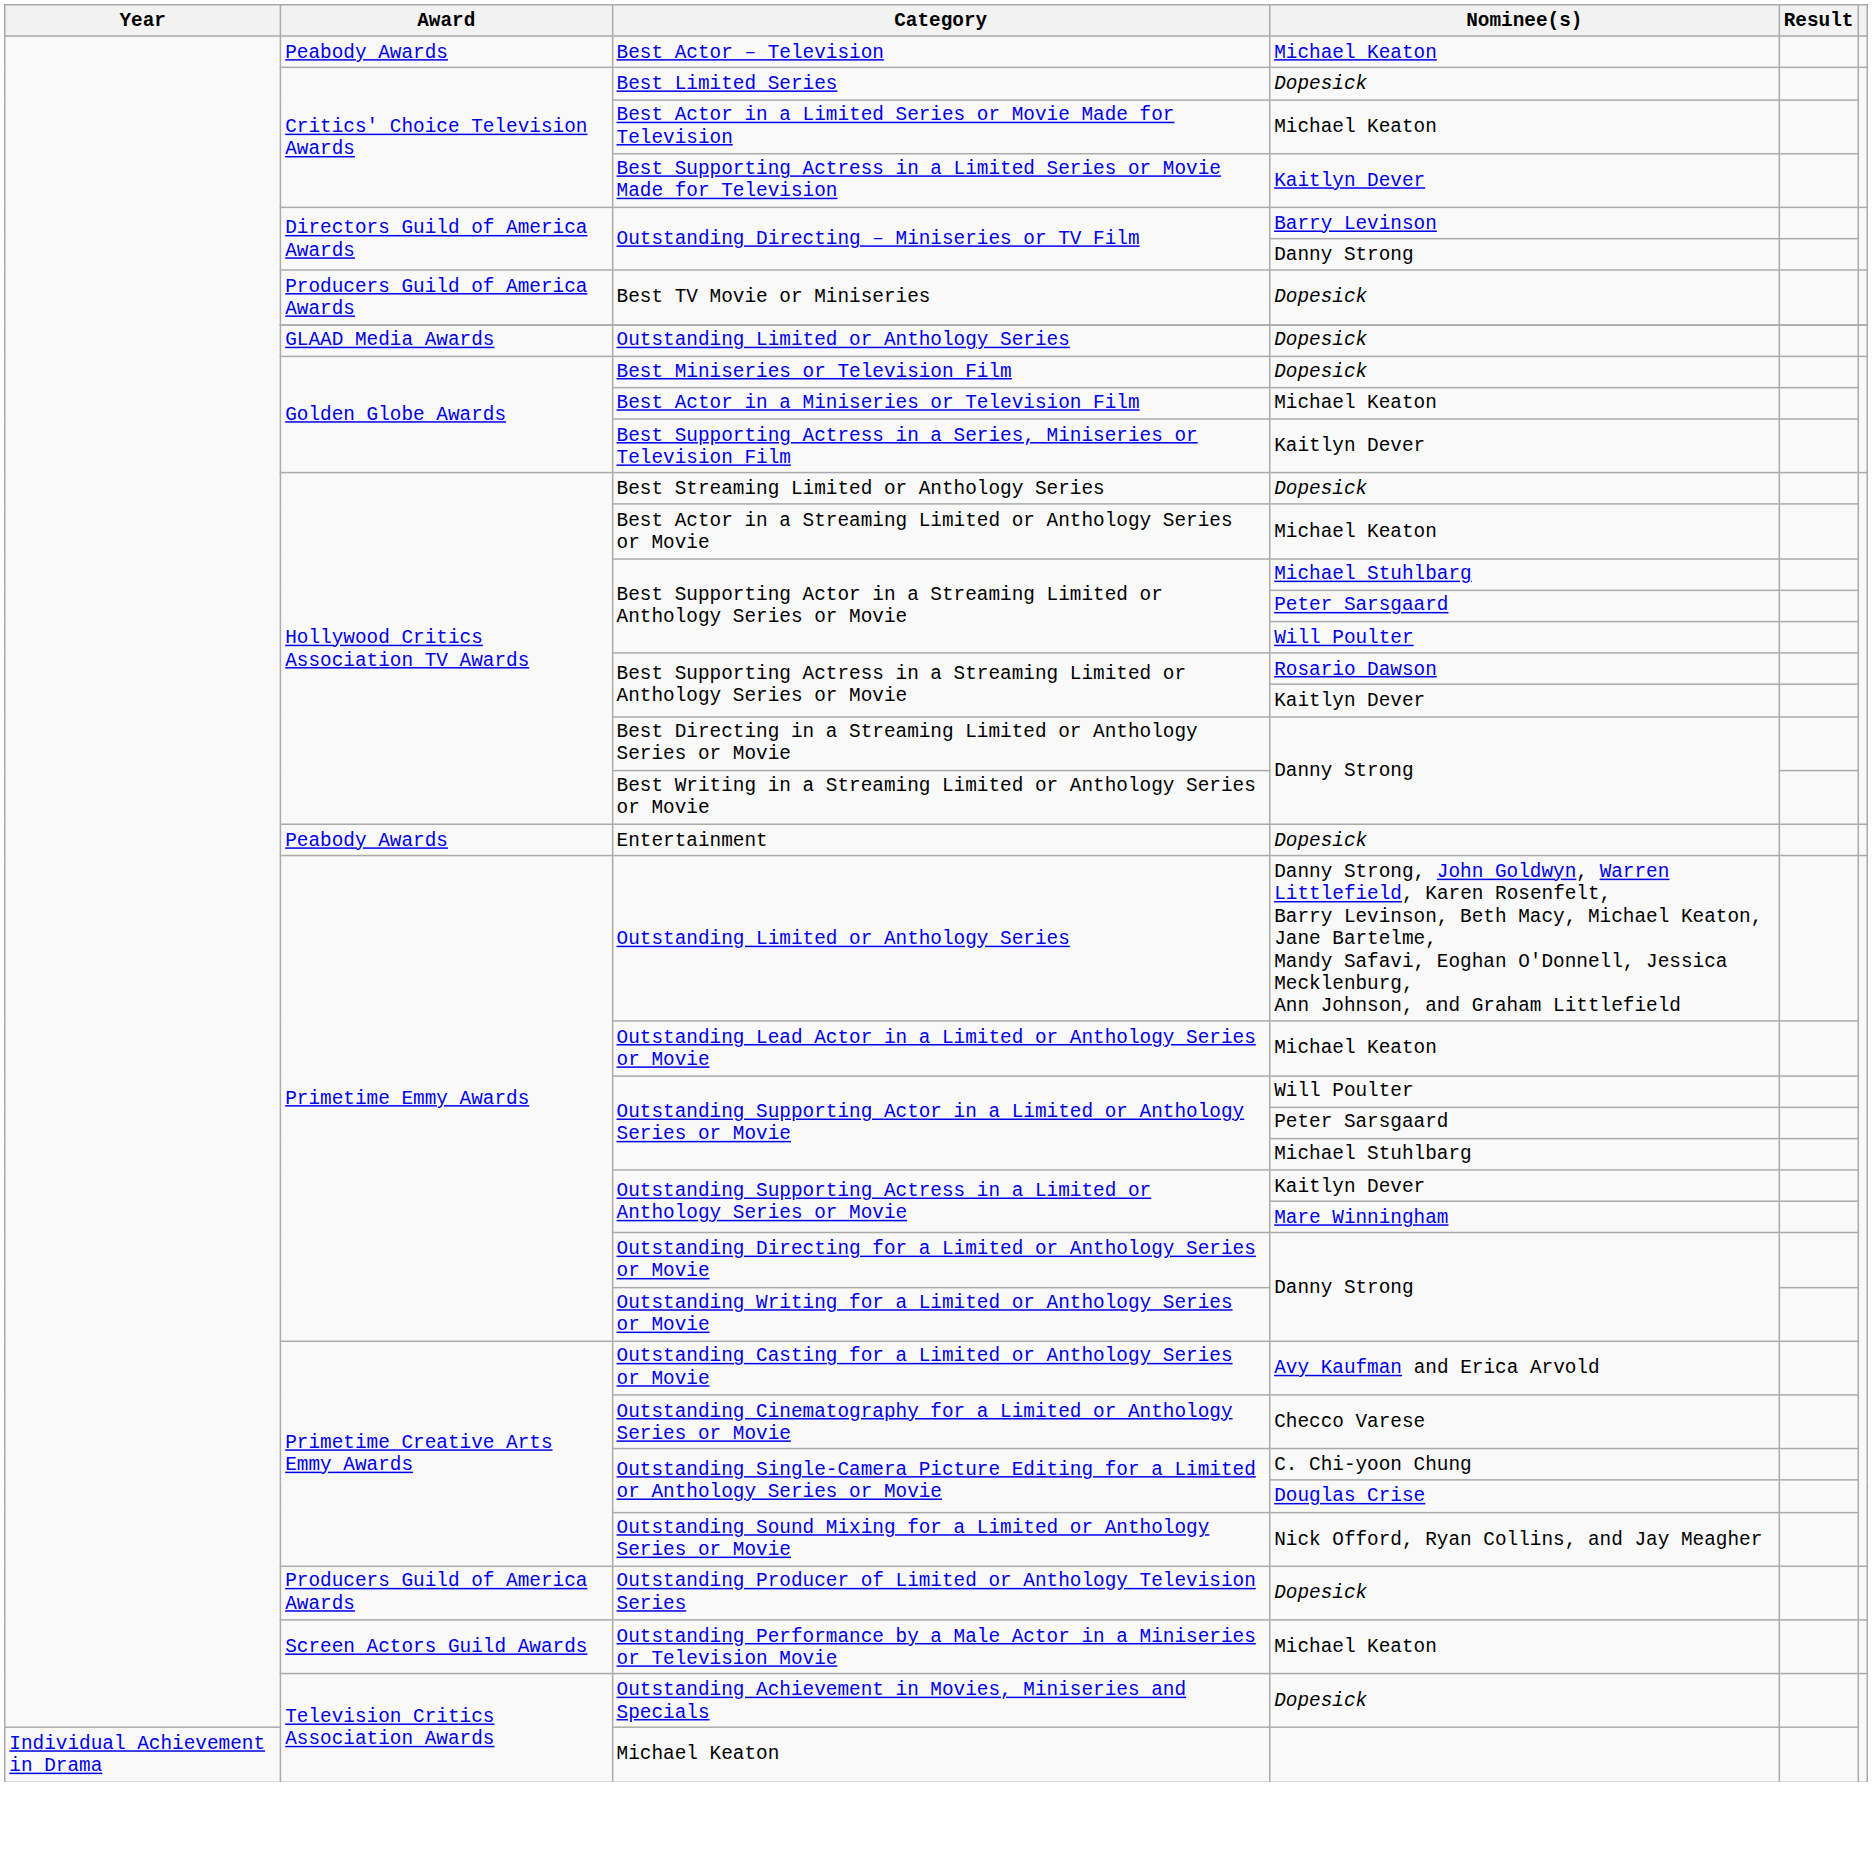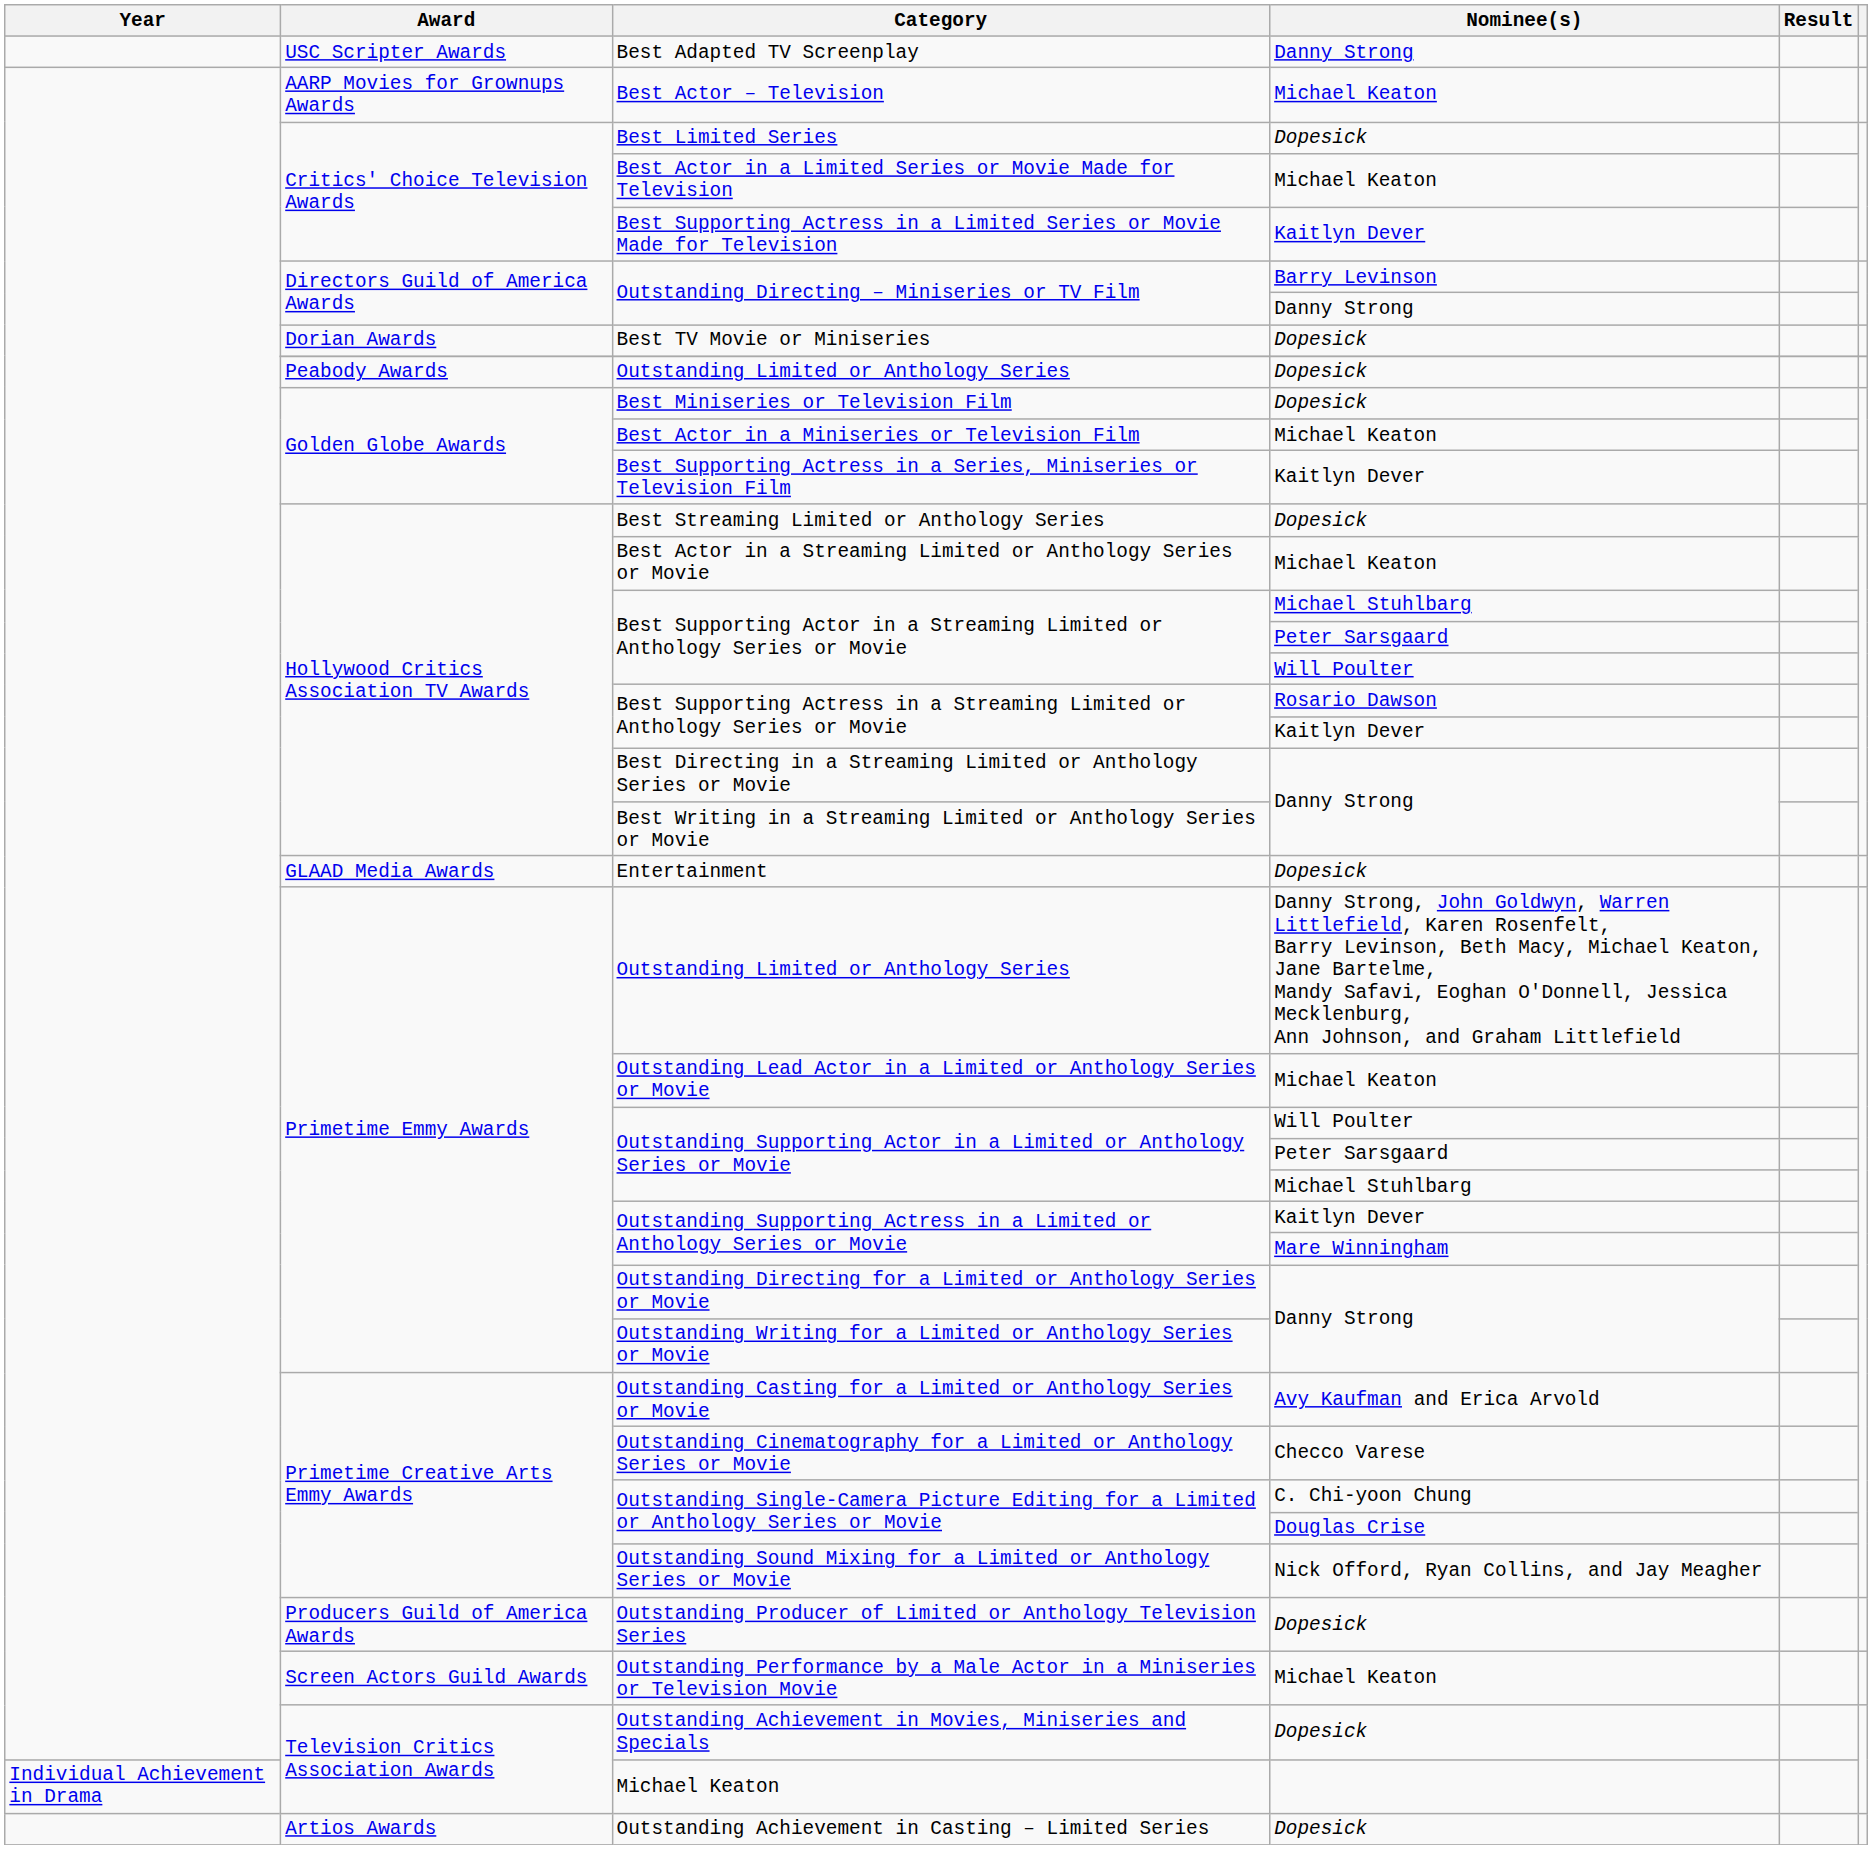+ row: (768, 52)
(367, 52) Peabody Awards -> (425, 95) AARP Movies for Grownups Awards
(436, 297) Producers Guild of America Awards -> (361, 340) Dorian Awards
(390, 340) GLAAD Media Awards -> (367, 372) Peabody Awards
(367, 840) Peabody Awards -> (390, 872) GLAAD Media Awards
+ row: (913, 1829)
